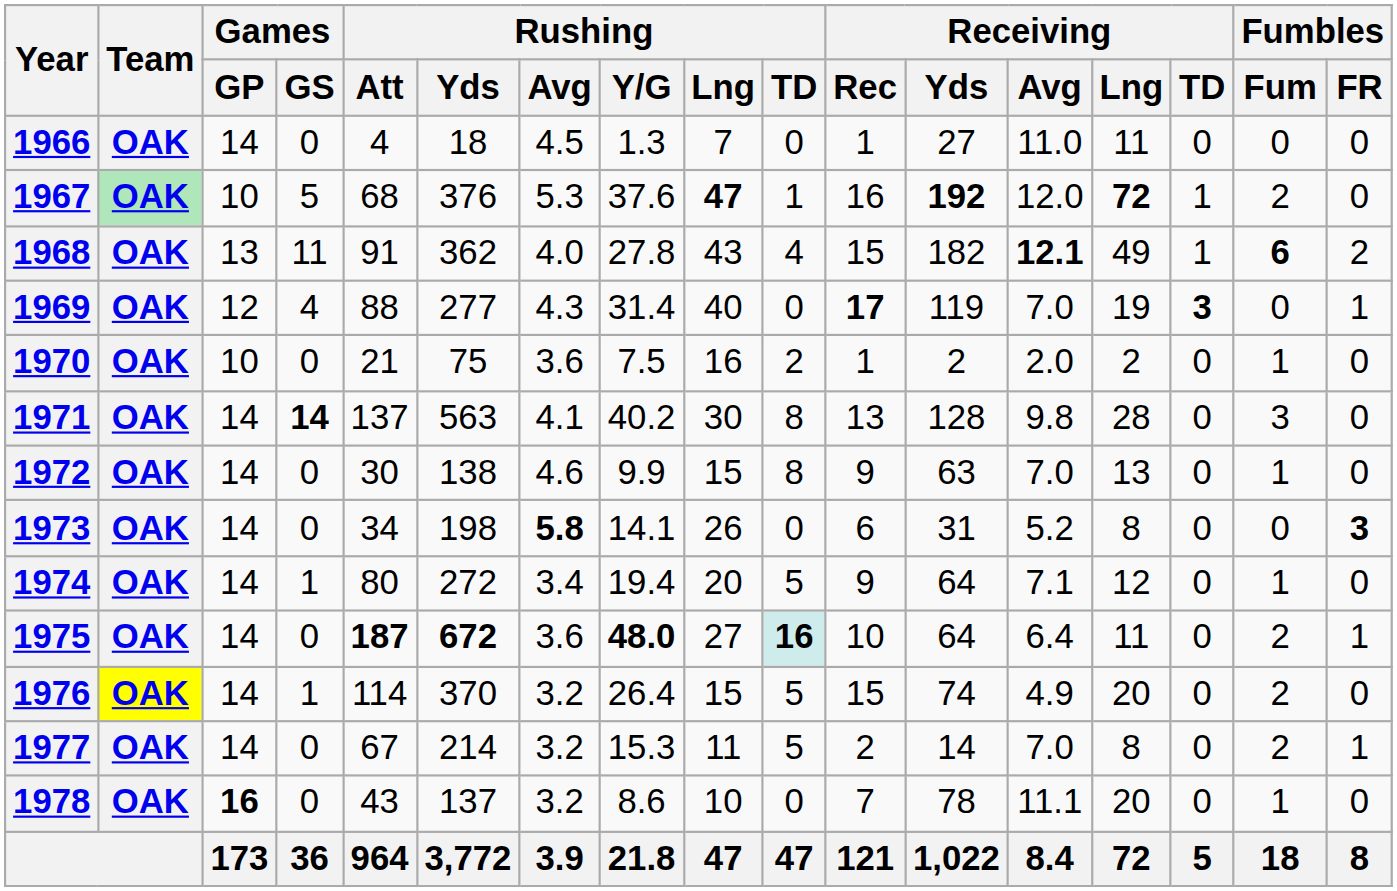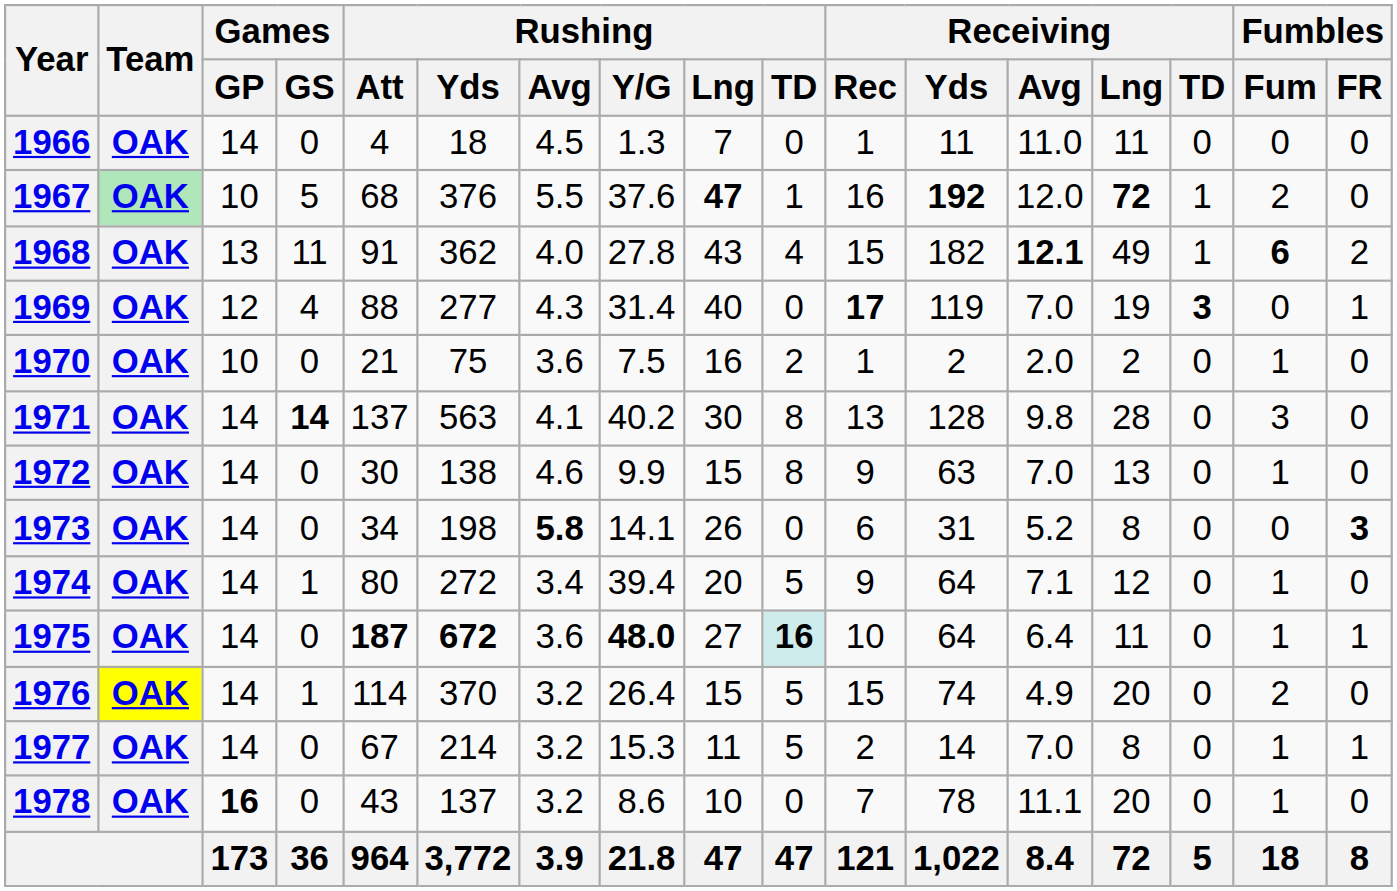(956, 142) 27 -> (956, 142) 11
(560, 197) 5.3 -> (560, 197) 5.5
(642, 582) 19.4 -> (642, 582) 39.4
(1280, 637) 2 -> (1280, 637) 1
(1280, 747) 2 -> (1280, 747) 1
